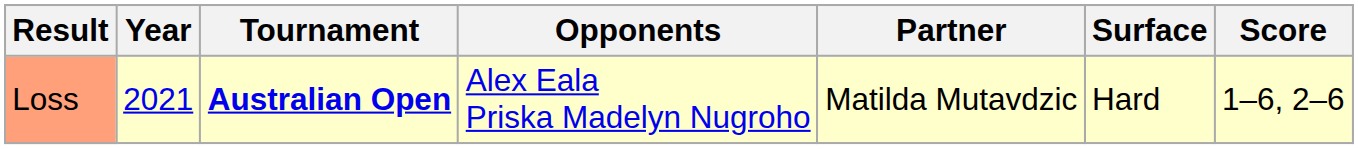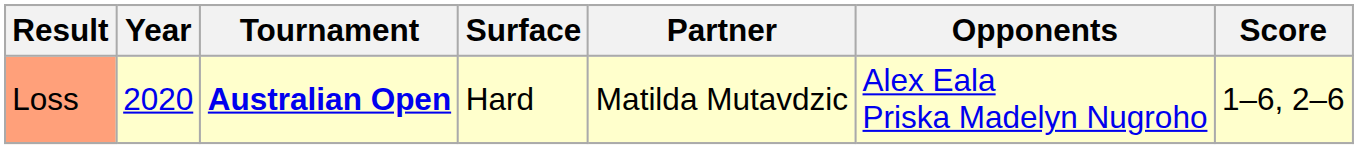columns swapped: (1150, 29) <-> (638, 29)
(158, 98) 2021 -> (158, 98) 2020
